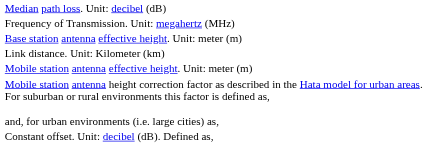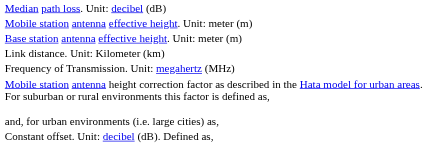rows swapped: (120, 23) <-> (129, 69)
